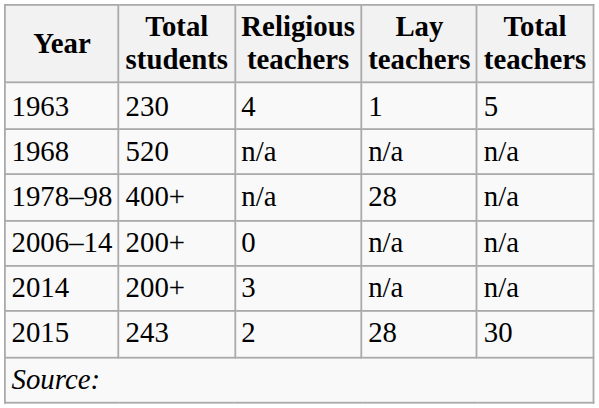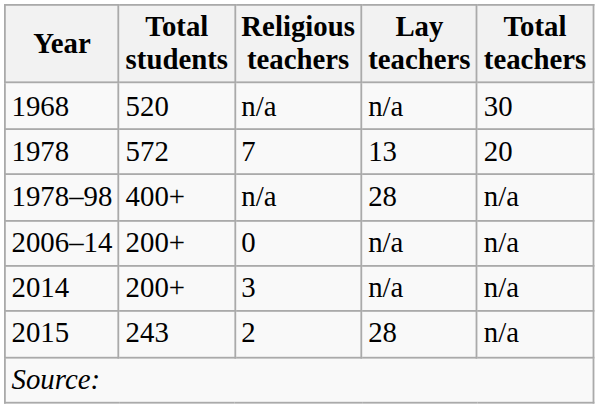- row: (40, 105)
(501, 151) n/a -> (498, 105) 30
+ row: (40, 151)
(498, 333) 30 -> (501, 333) n/a
